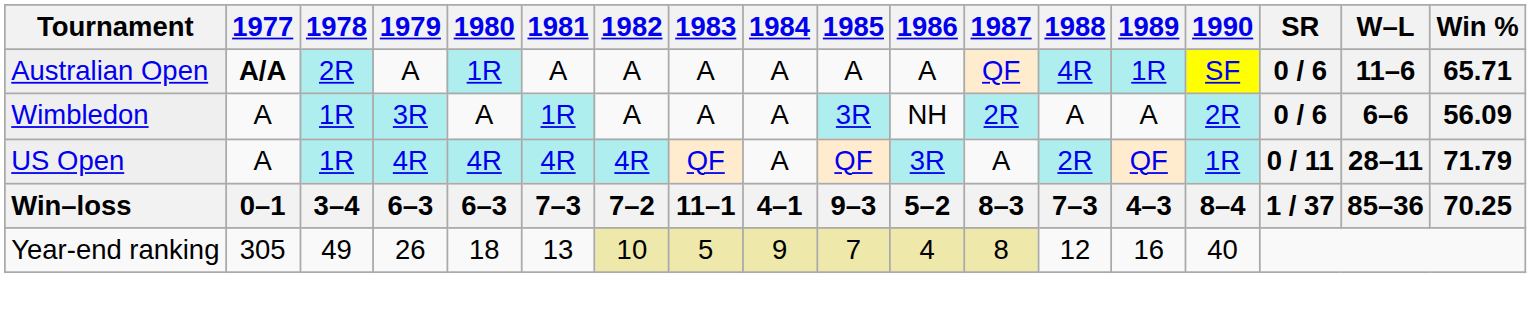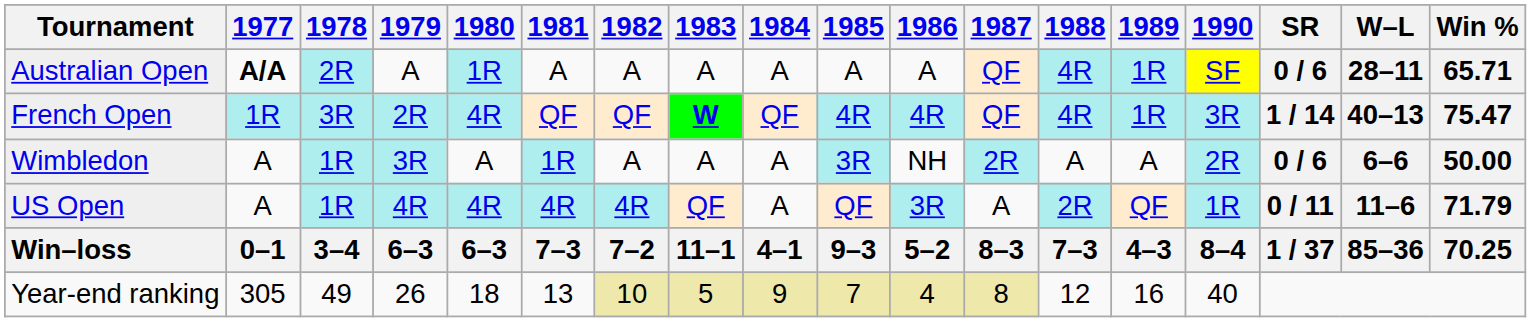(1386, 70) 11–6 -> (1386, 70) 28–11
+ row: (91, 115)
(1478, 115) 56.09 -> (1478, 160) 50.00
(1386, 160) 28–11 -> (1386, 204) 11–6
